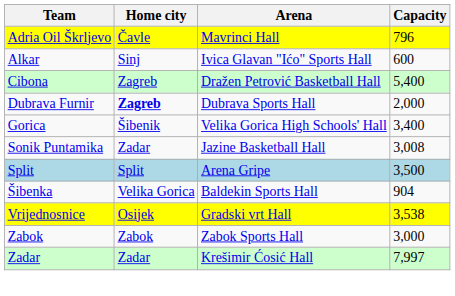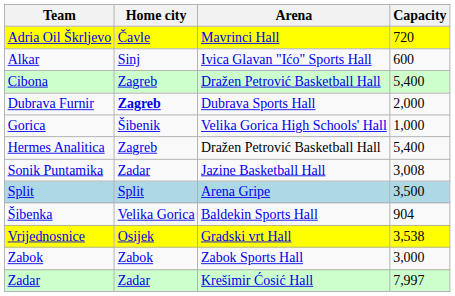(404, 37) 796 -> (404, 37) 720
(409, 125) 3,400 -> (409, 125) 1,000
+ row: (56, 147)
